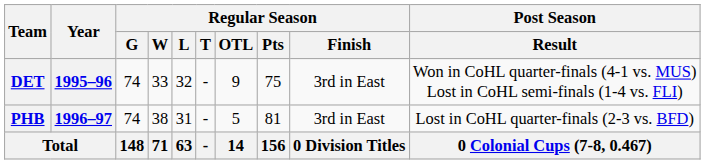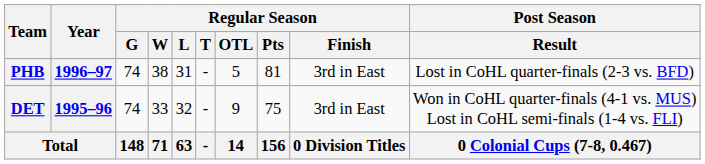rows swapped: (28, 82) <-> (28, 118)
